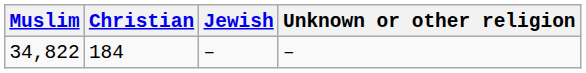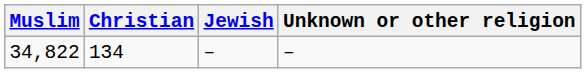(106, 52) 184 -> (106, 52) 134
